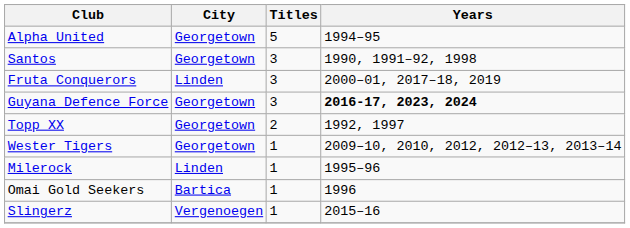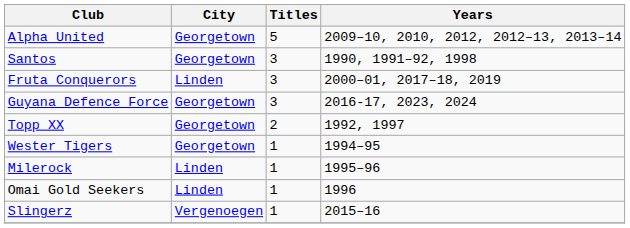(352, 37) 1994–95 -> (473, 37) 2009–10, 2010, 2012, 2012–13, 2013–14
(400, 103) bold -> (400, 103) normal
(473, 146) 2009–10, 2010, 2012, 2012–13, 2013–14 -> (352, 146) 1994–95
(203, 190) Bartica -> (199, 190) Linden
